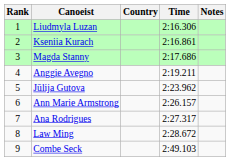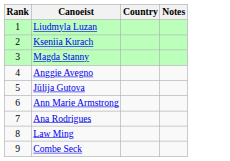- column: (179, 12)
